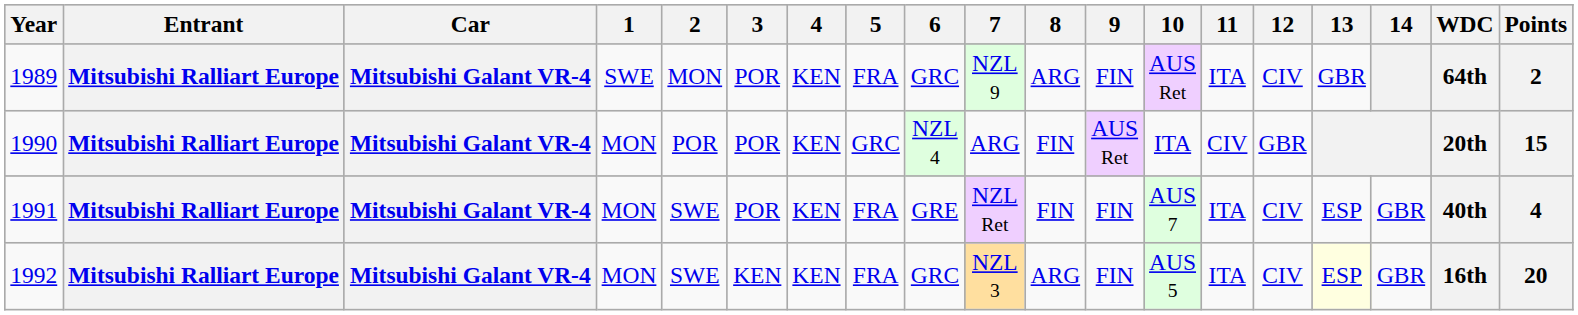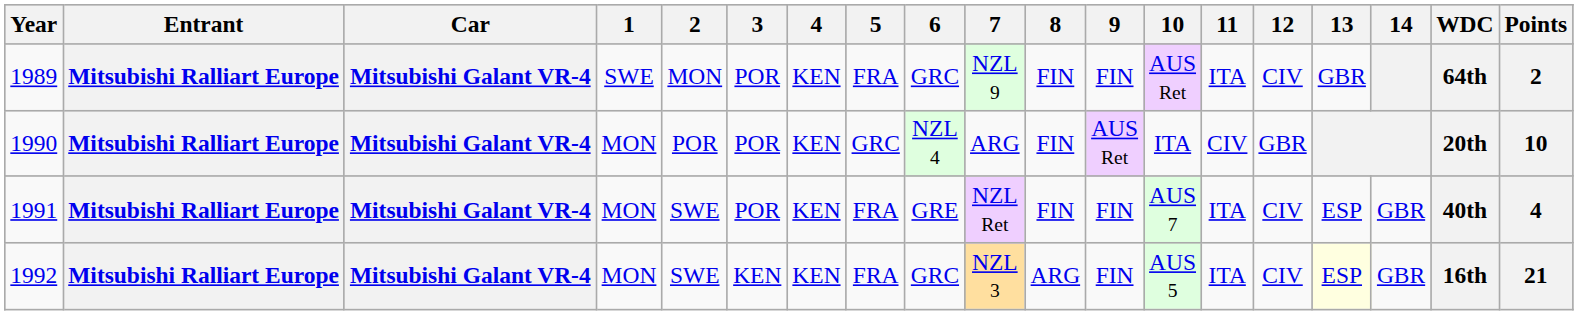(1055, 76) ARG -> (1055, 76) FIN
(1536, 143) 15 -> (1536, 143) 10
(1536, 276) 20 -> (1536, 276) 21
